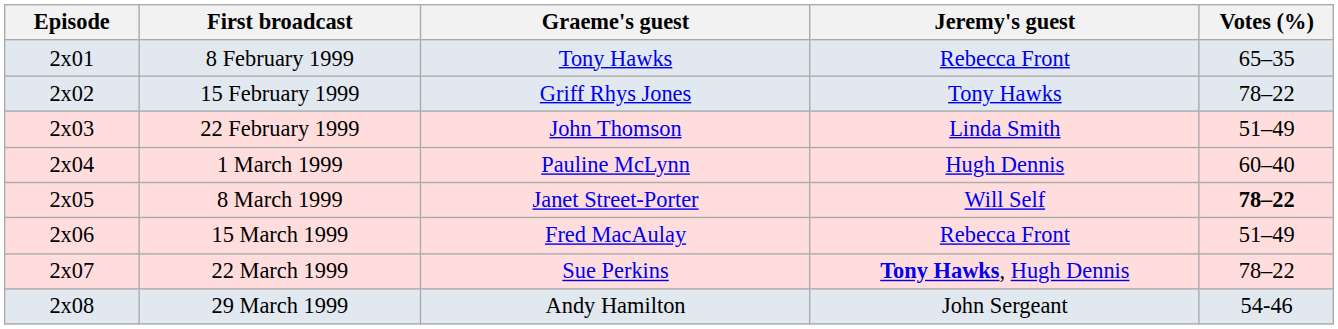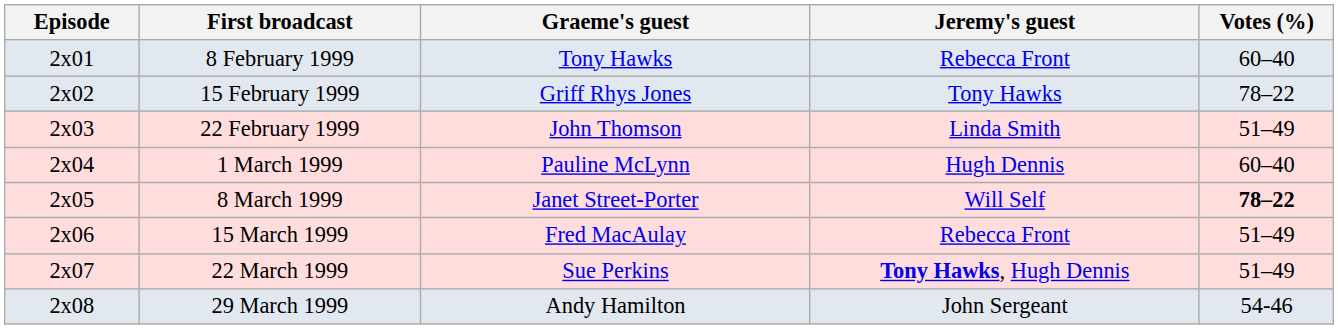(1267, 57) 65–35 -> (1267, 57) 60–40
(1267, 270) 78–22 -> (1267, 270) 51–49
